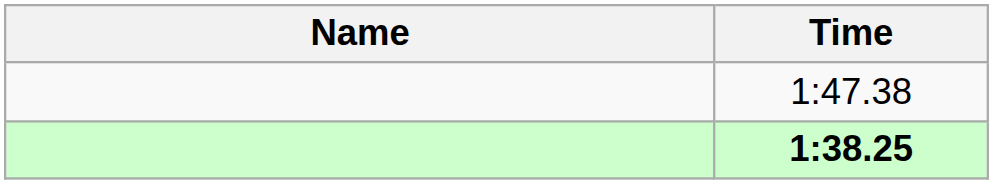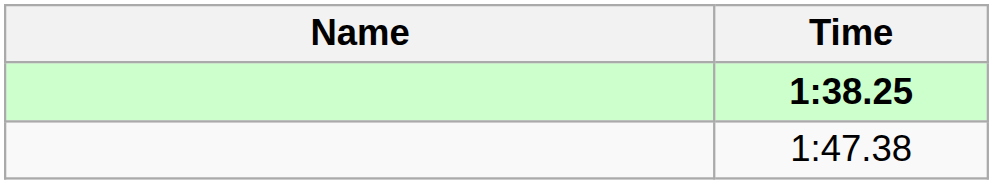rows swapped: (851, 149) <-> (851, 91)
